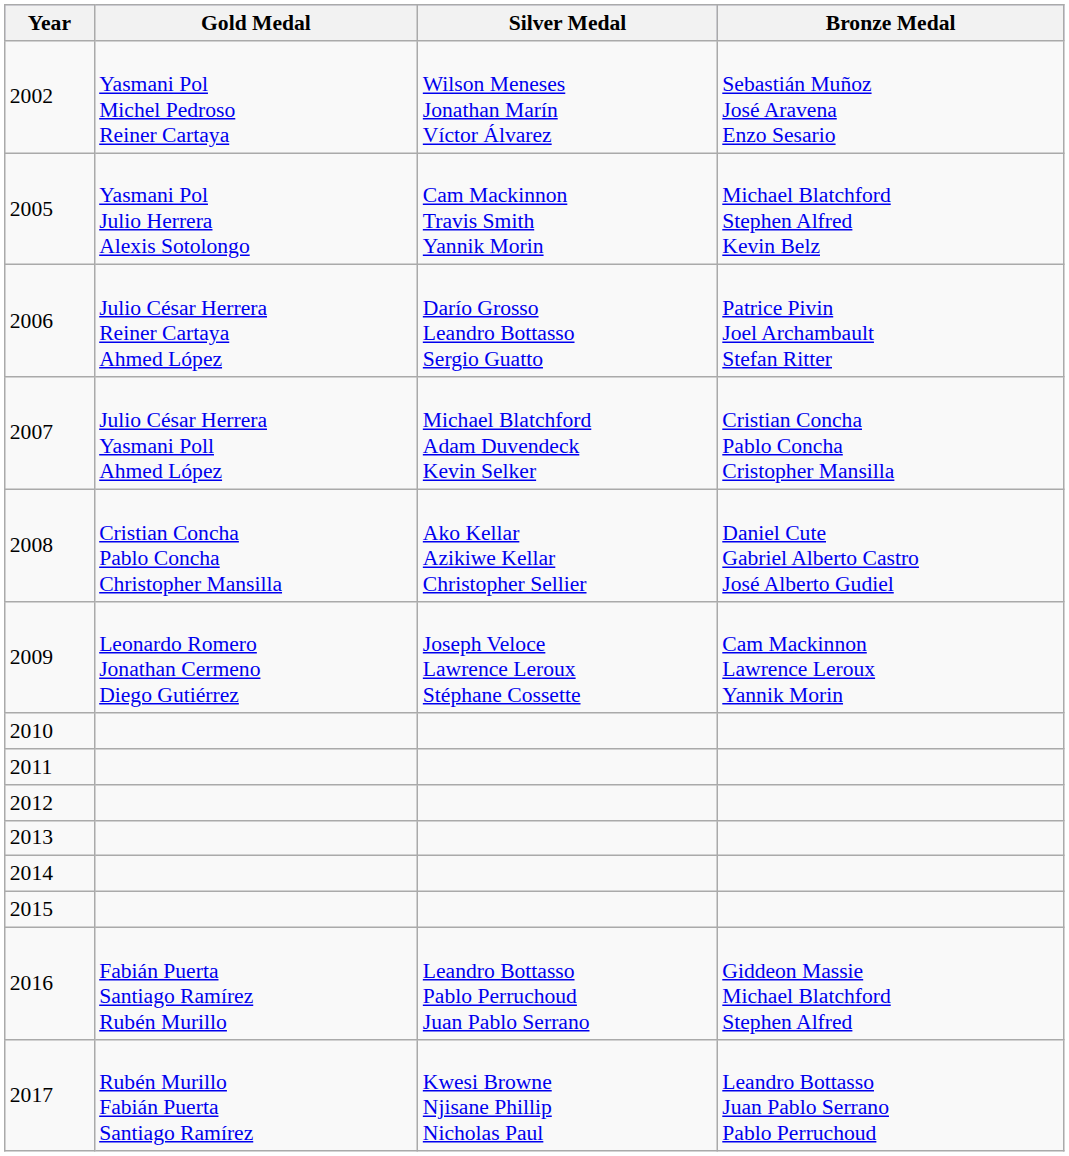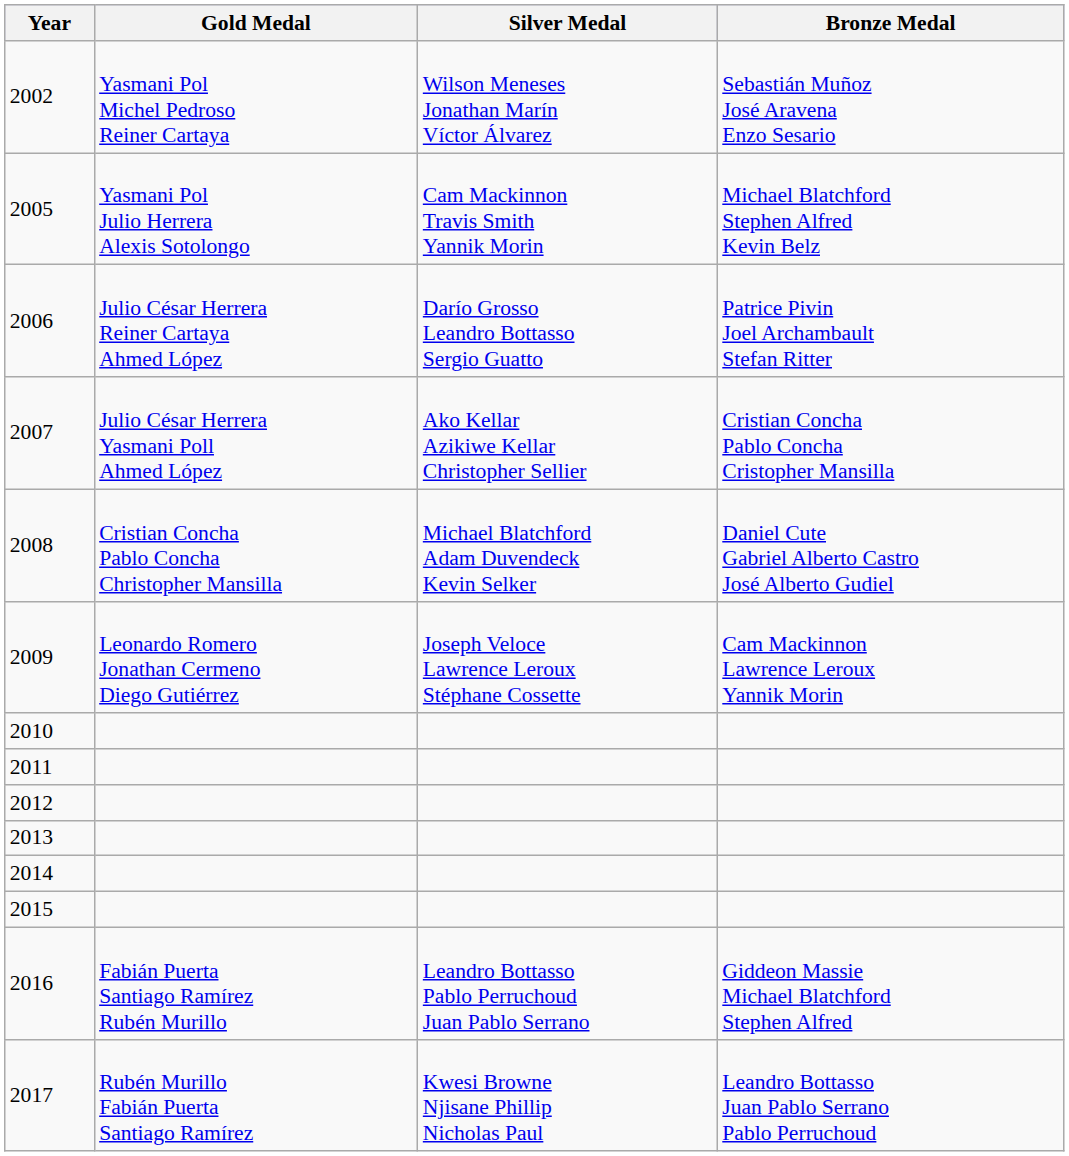(507, 445) Michael Blatchford Adam Duvendeck Kevin Selker -> (505, 445) Ako Kellar Azikiwe Kellar Christopher Sellier
(505, 557) Ako Kellar Azikiwe Kellar Christopher Sellier -> (507, 557) Michael Blatchford Adam Duvendeck Kevin Selker
